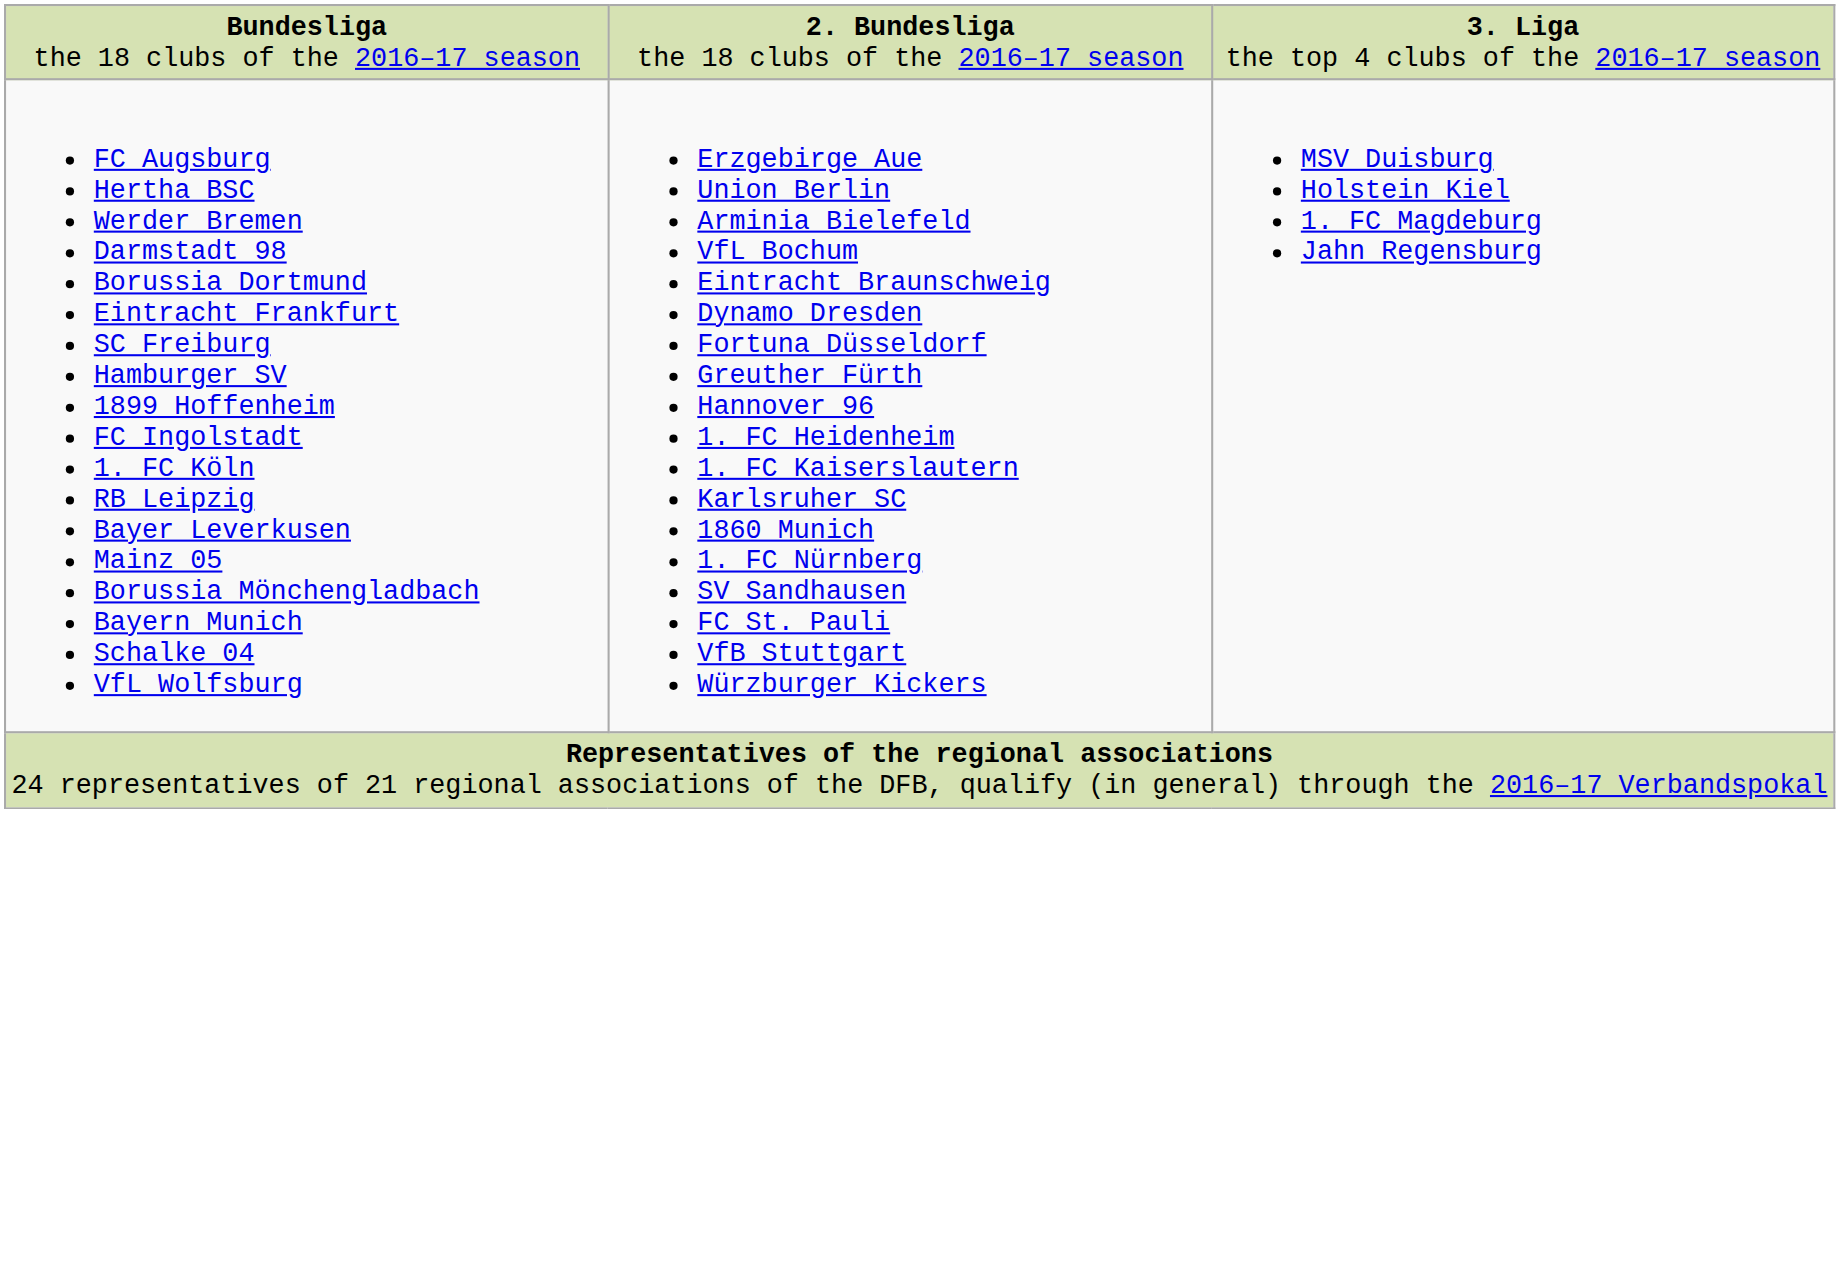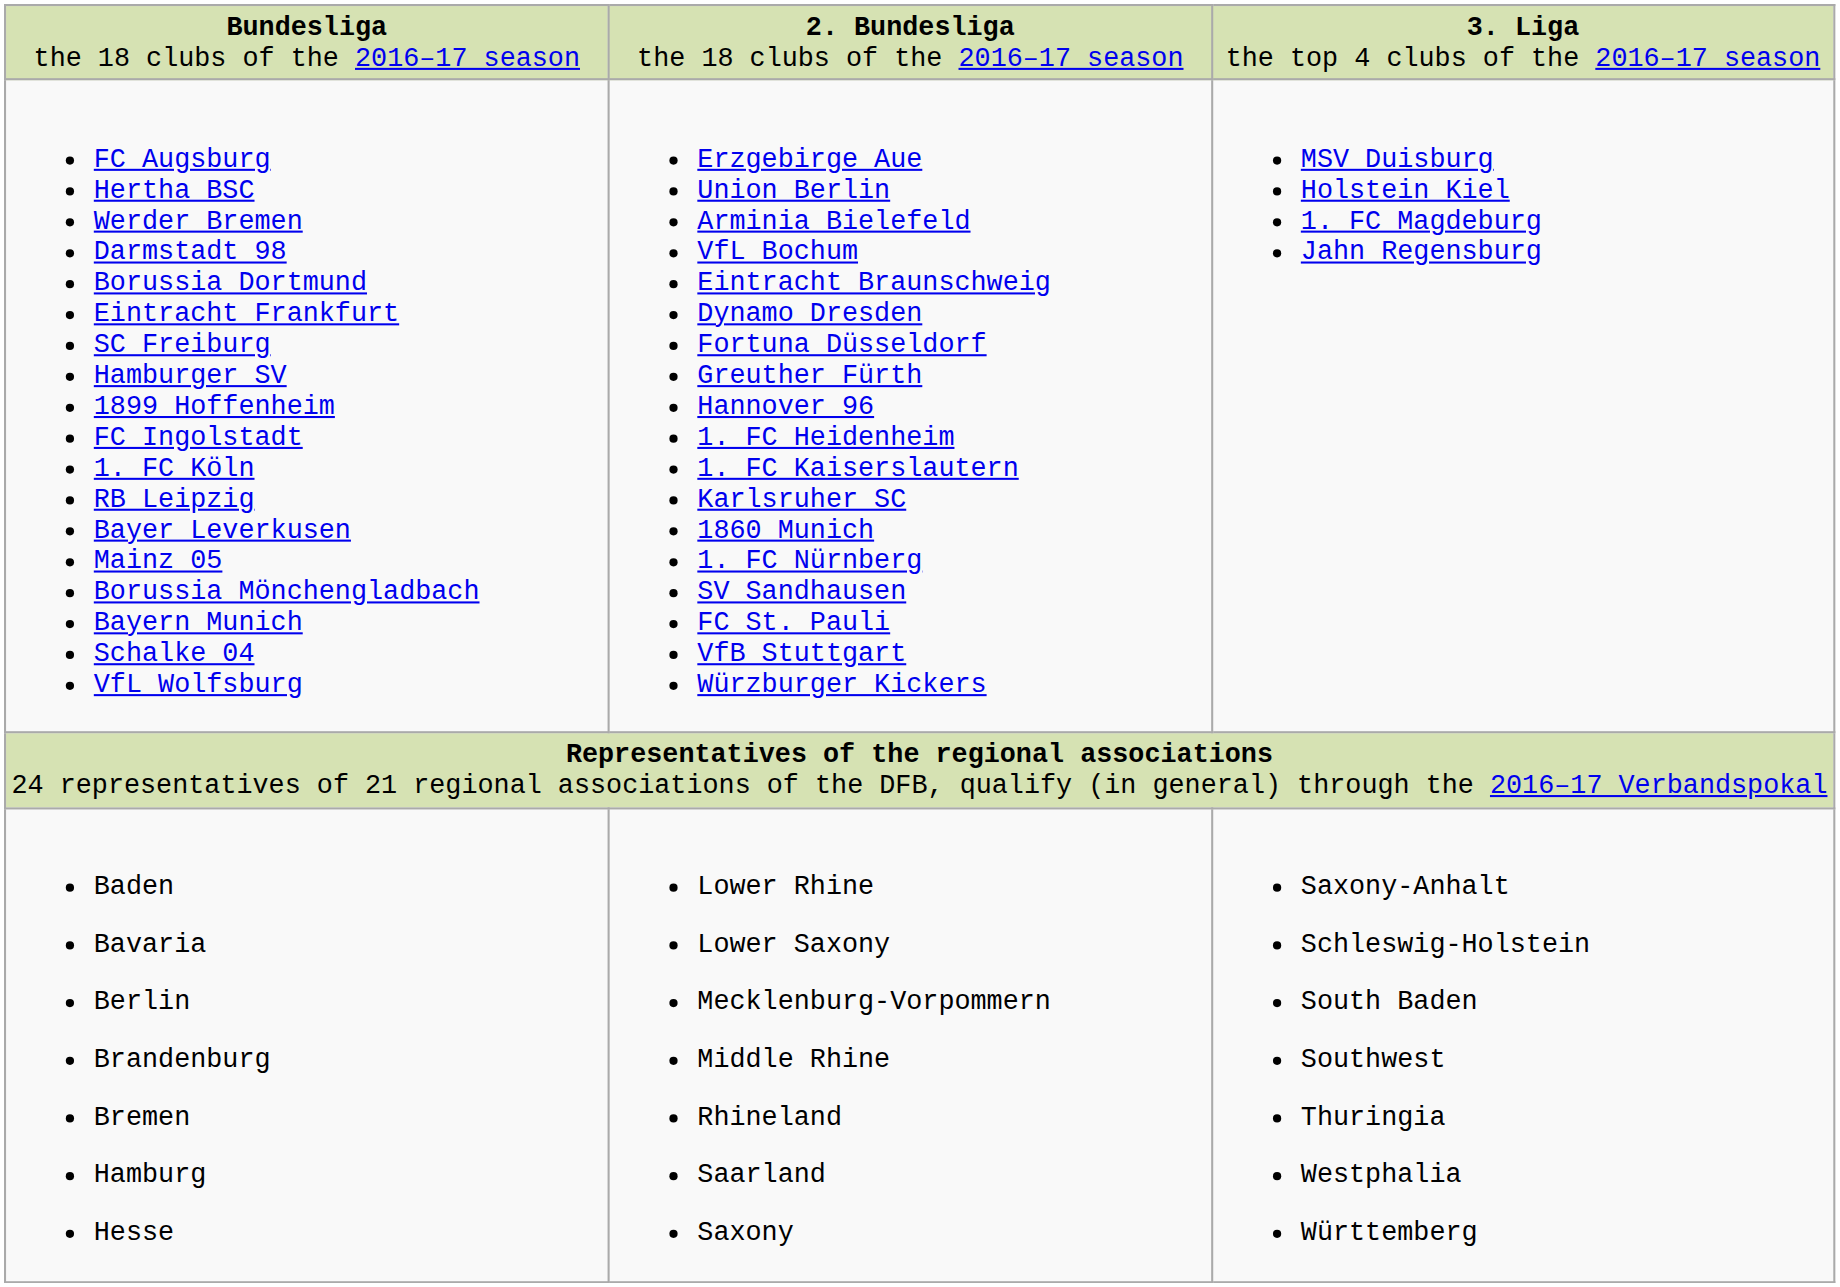+ row: (307, 1060)
